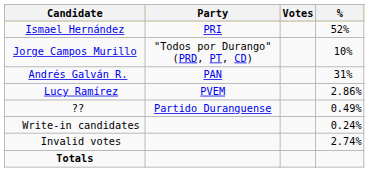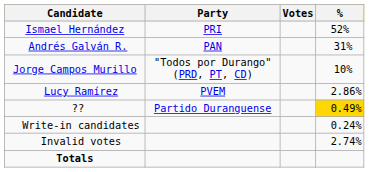rows swapped: (75, 75) <-> (75, 52)
(340, 108) no background -> (340, 108) gold background
